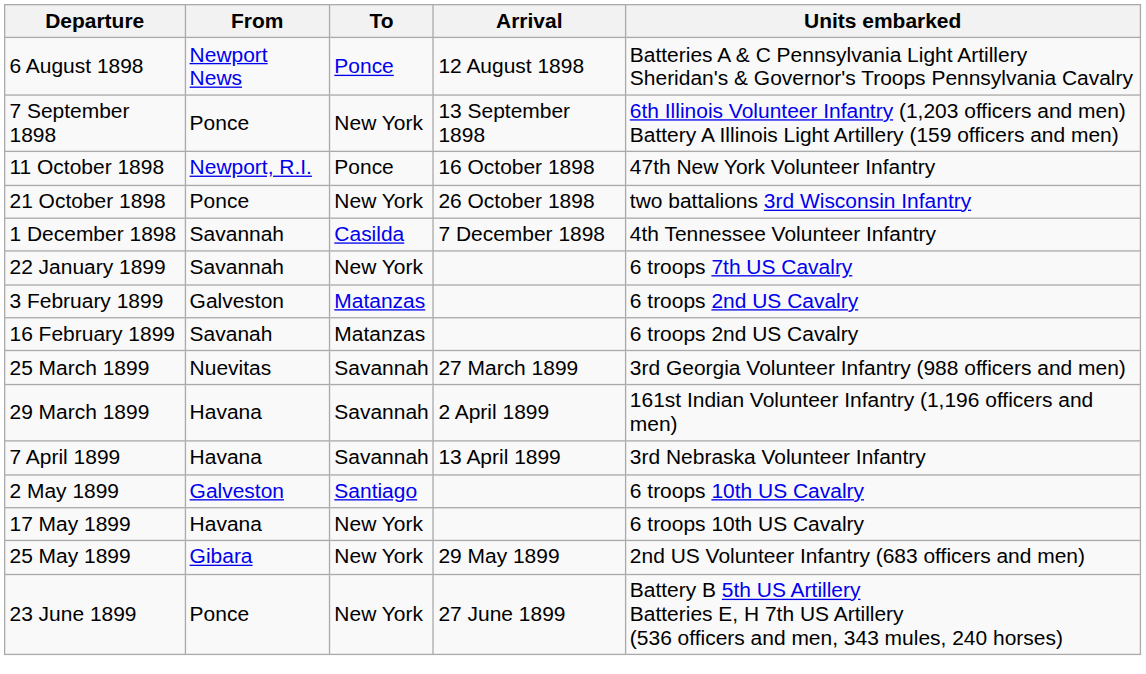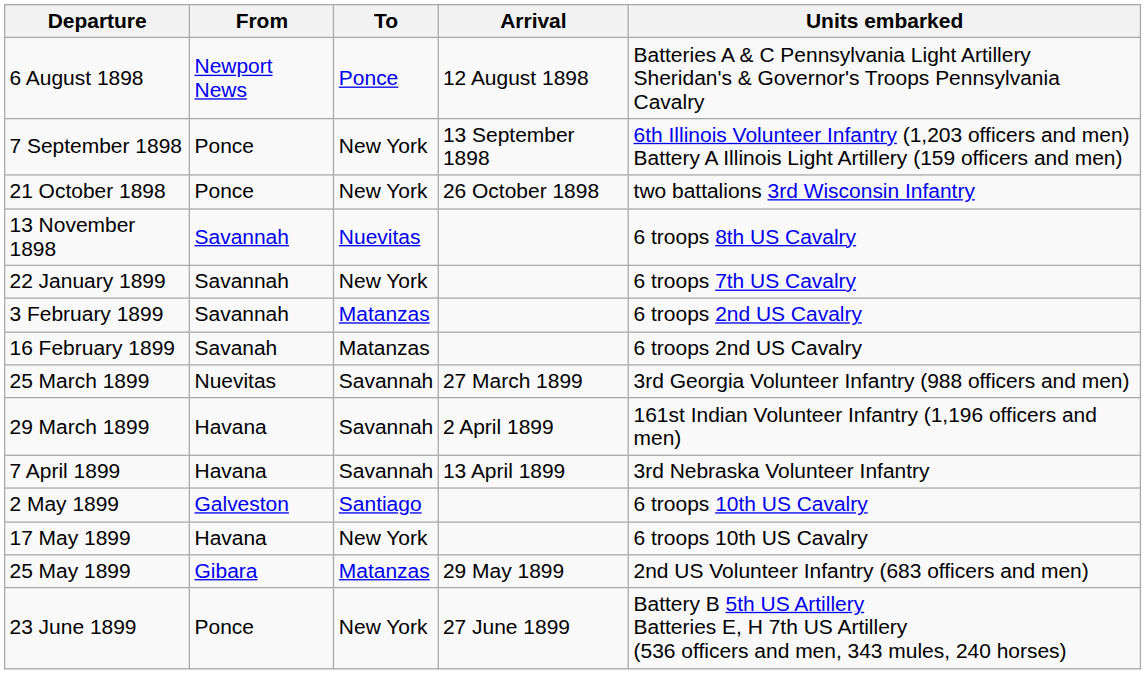- row: (87, 168)
+ row: (72, 236)
- row: (93, 234)
(237, 300) Galveston -> (242, 314) Savannah
(379, 557) New York -> (384, 571) Matanzas
